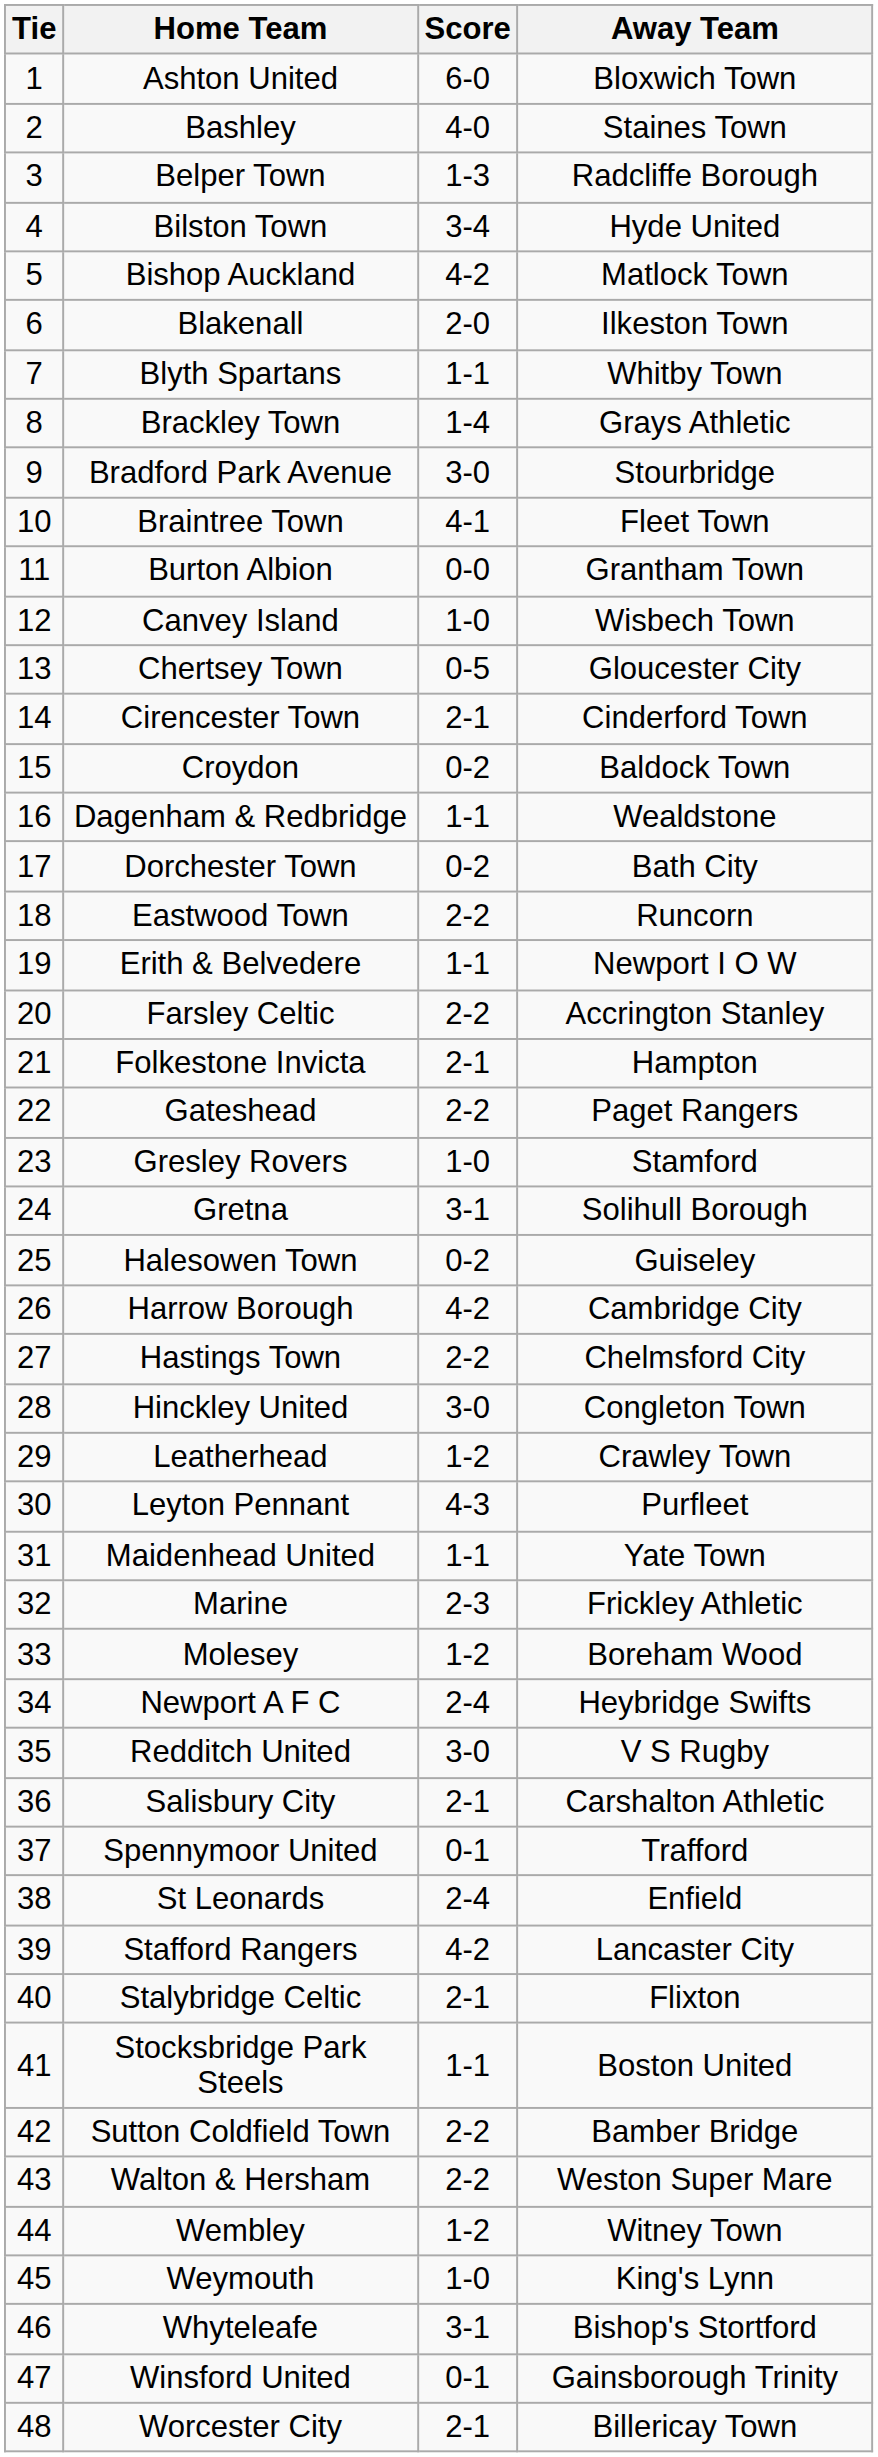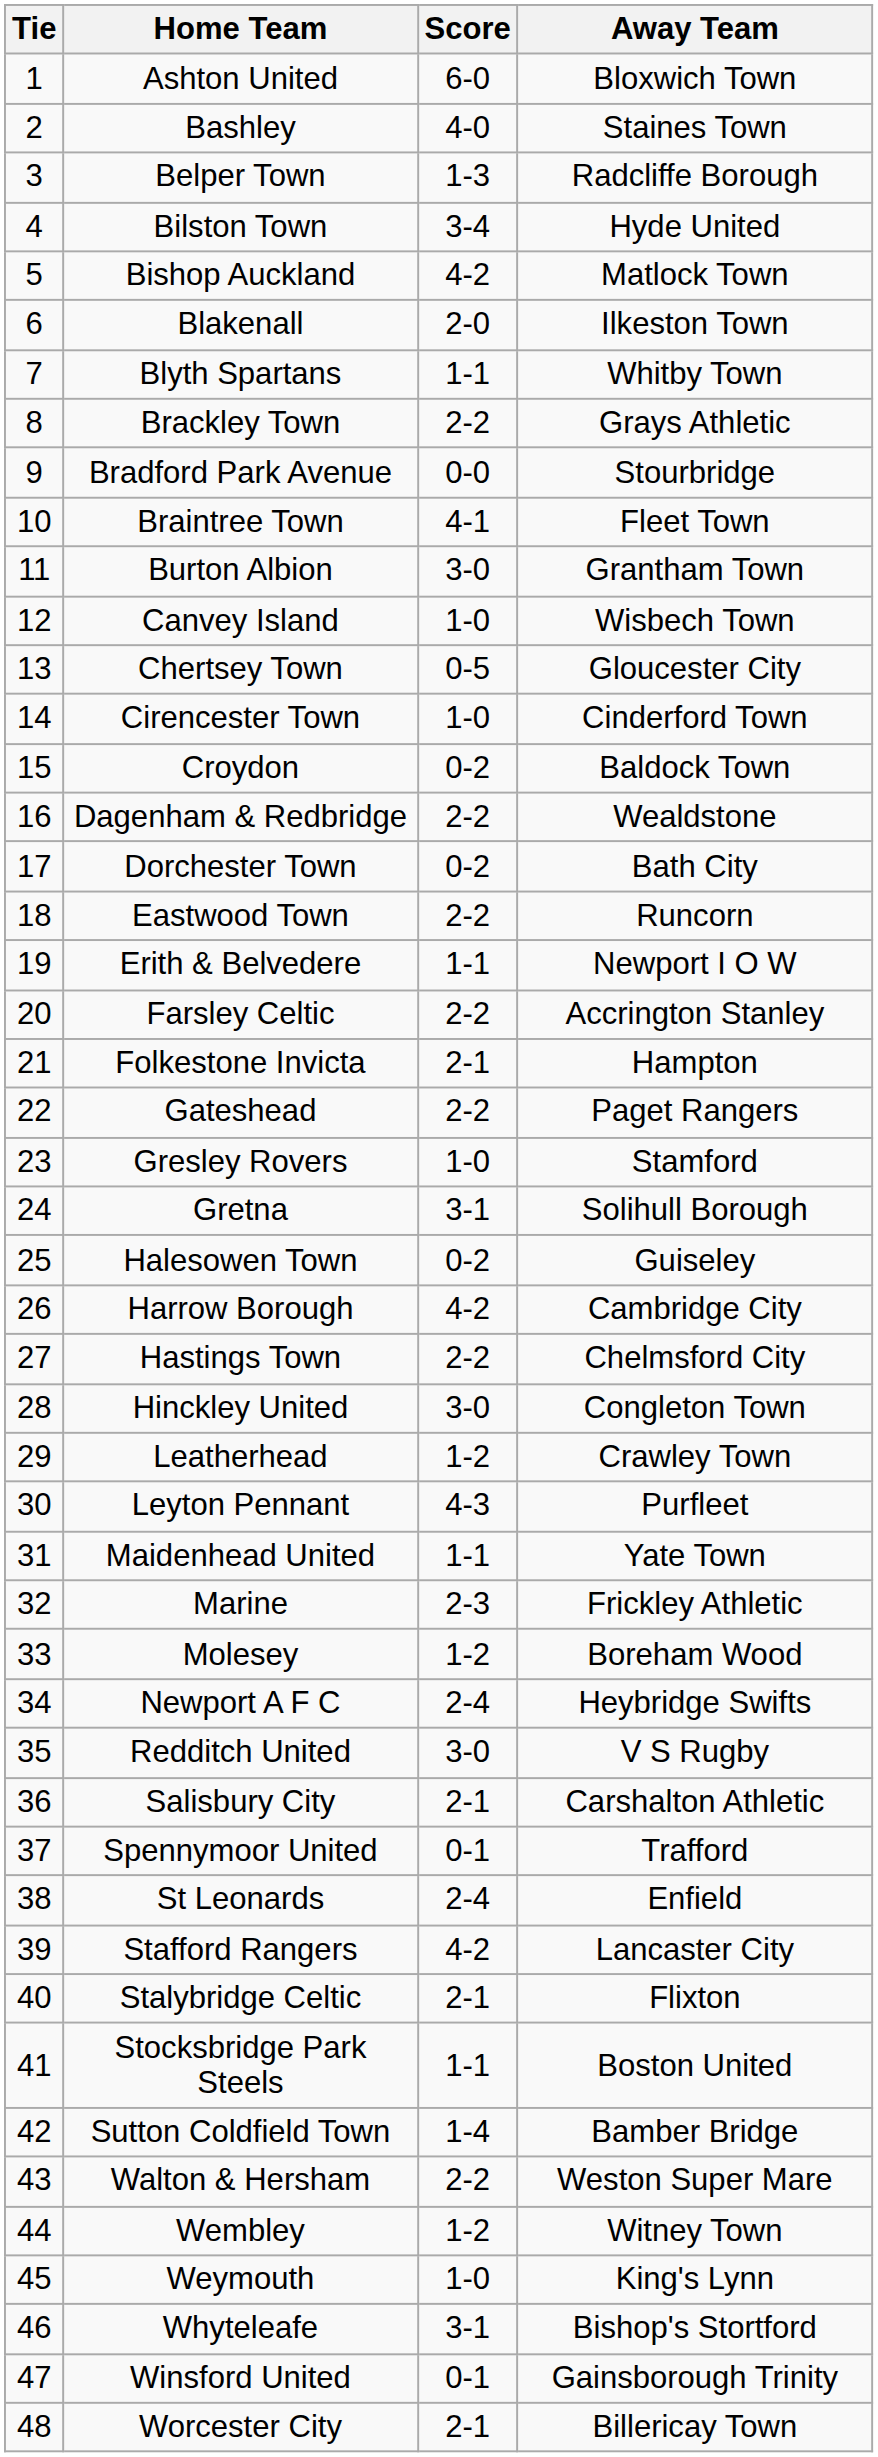(468, 422) 1-4 -> (468, 422) 2-2
(468, 472) 3-0 -> (468, 472) 0-0
(468, 570) 0-0 -> (468, 570) 3-0
(468, 718) 2-1 -> (468, 718) 1-0
(468, 816) 1-1 -> (468, 816) 2-2
(468, 2131) 2-2 -> (468, 2131) 1-4
